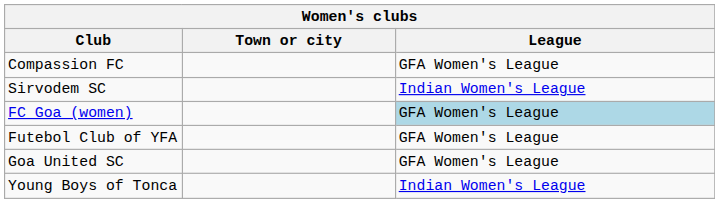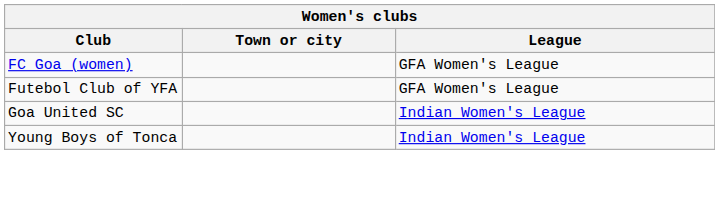- row: (66, 65)
- row: (57, 89)
(479, 113) lightblue background -> (479, 65) no background
(479, 162) GFA Women's League -> (492, 113) Indian Women's League
